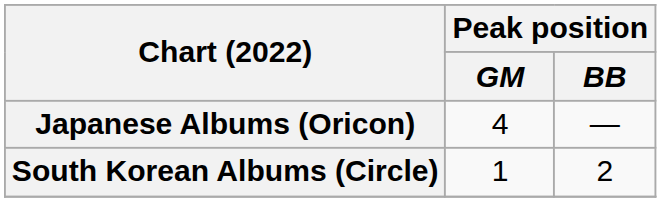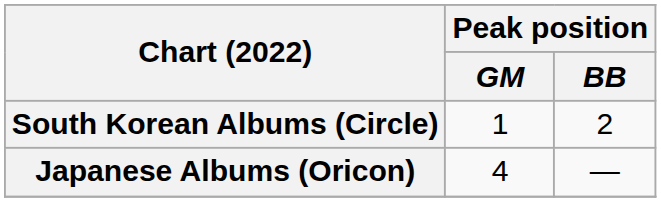rows swapped: (225, 123) <-> (225, 171)
